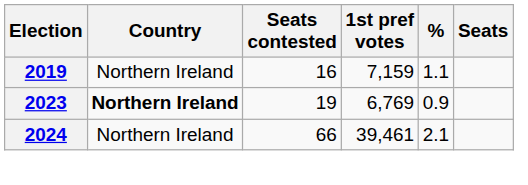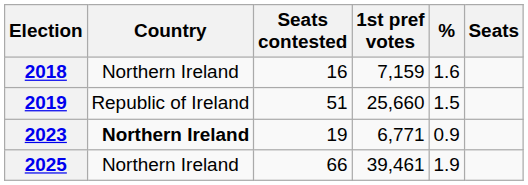(46, 72) 2019 -> (46, 72) 2018
(436, 72) 1.1 -> (447, 72) 1.6
+ row: (337, 102)
(390, 102) 6,769 -> (401, 133) 6,771
(46, 133) 2024 -> (46, 164) 2025
(436, 133) 2.1 -> (447, 164) 1.9
